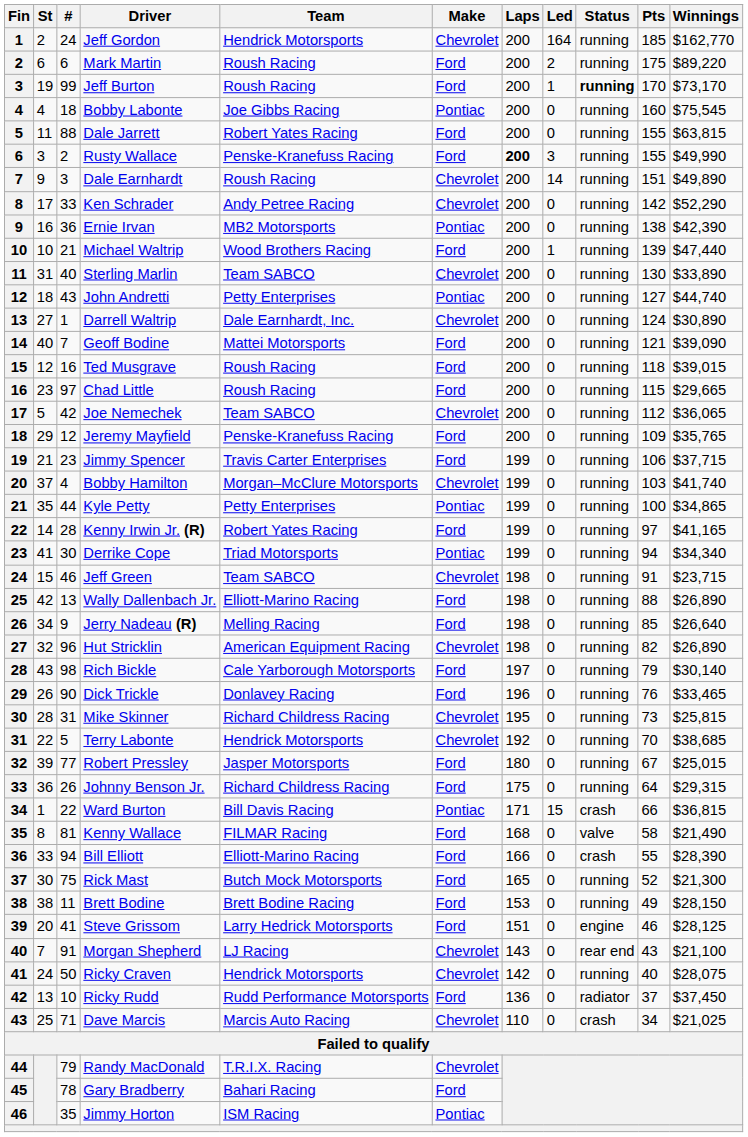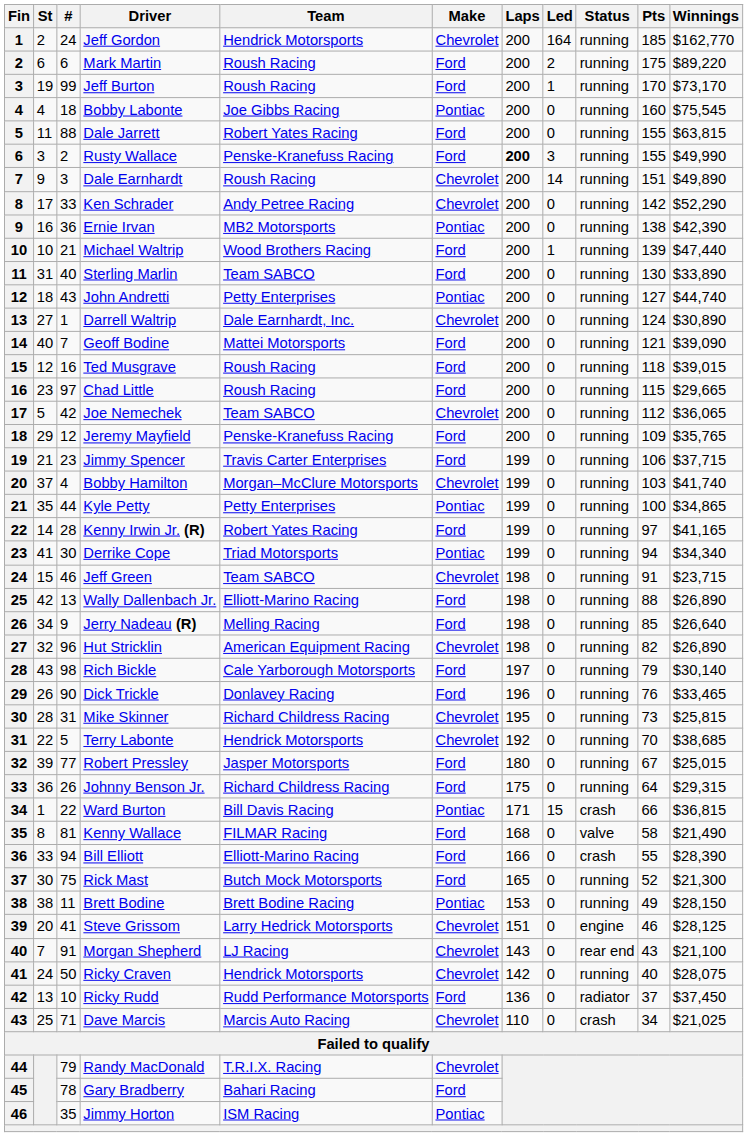(607, 86) bold -> (604, 86) normal
(467, 273) Chevrolet -> (451, 273) Ford
(451, 903) Ford -> (460, 903) Pontiac
(451, 927) Ford -> (467, 927) Chevrolet
